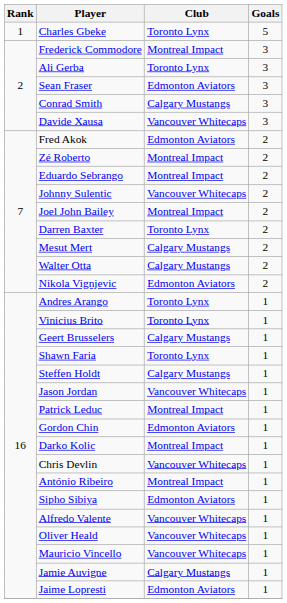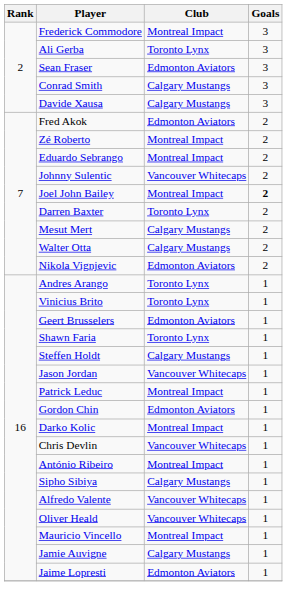- row: (72, 31)
(197, 121) Vancouver Whitecaps -> (189, 103) Calgary Mustangs
(265, 211) normal -> (265, 193) bold
(189, 337) Calgary Mustangs -> (191, 319) Edmonton Aviators
(191, 499) Edmonton Aviators -> (189, 481) Calgary Mustangs
(197, 553) Vancouver Whitecaps -> (185, 535) Montreal Impact
